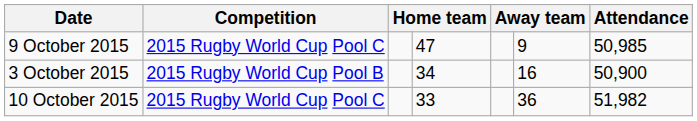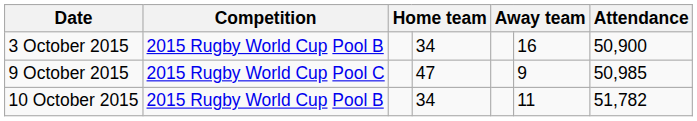rows swapped: (69, 73) <-> (69, 45)
(266, 101) 2015 Rugby World Cup Pool C -> (265, 101) 2015 Rugby World Cup Pool B
(426, 101) 33 -> (426, 101) 34
(527, 101) 36 -> (526, 101) 11
(620, 101) 51,982 -> (620, 101) 51,782
